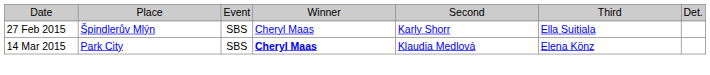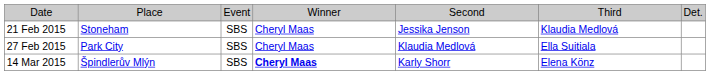+ row: (36, 29)
(118, 29) Špindlerův Mlýn -> (102, 46) Park City
(424, 29) Karly Shorr -> (437, 46) Klaudia Medlová
(102, 46) Park City -> (118, 62) Špindlerův Mlýn
(437, 46) Klaudia Medlová -> (424, 62) Karly Shorr
